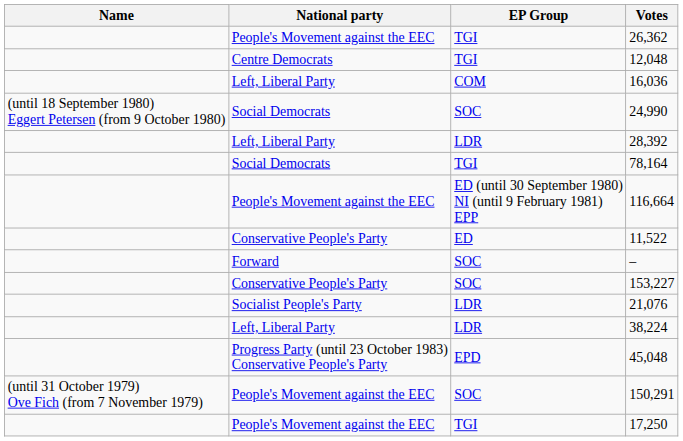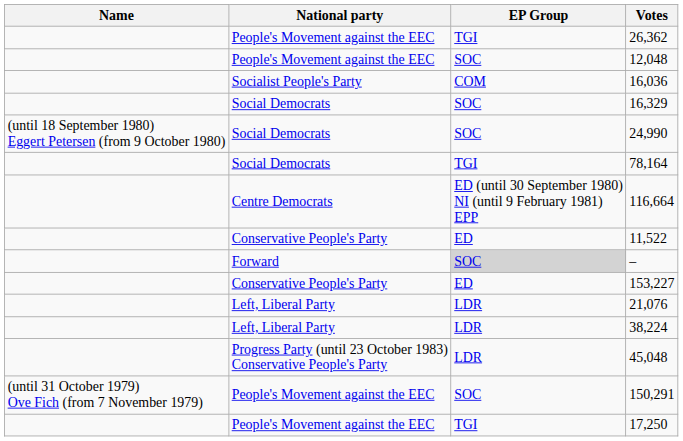(282, 59) Centre Democrats -> (333, 59) People's Movement against the EEC
(466, 59) TGI -> (468, 59) SOC
(283, 81) Left, Liberal Party -> (297, 81) Socialist People's Party
+ row: (648, 103)
- row: (648, 141)
(333, 201) People's Movement against the EEC -> (282, 201) Centre Democrats
(468, 261) no background -> (468, 261) lightgrey background
(468, 283) SOC -> (464, 283) ED
(297, 305) Socialist People's Party -> (283, 305) Left, Liberal Party
(467, 357) EPD -> (468, 357) LDR
